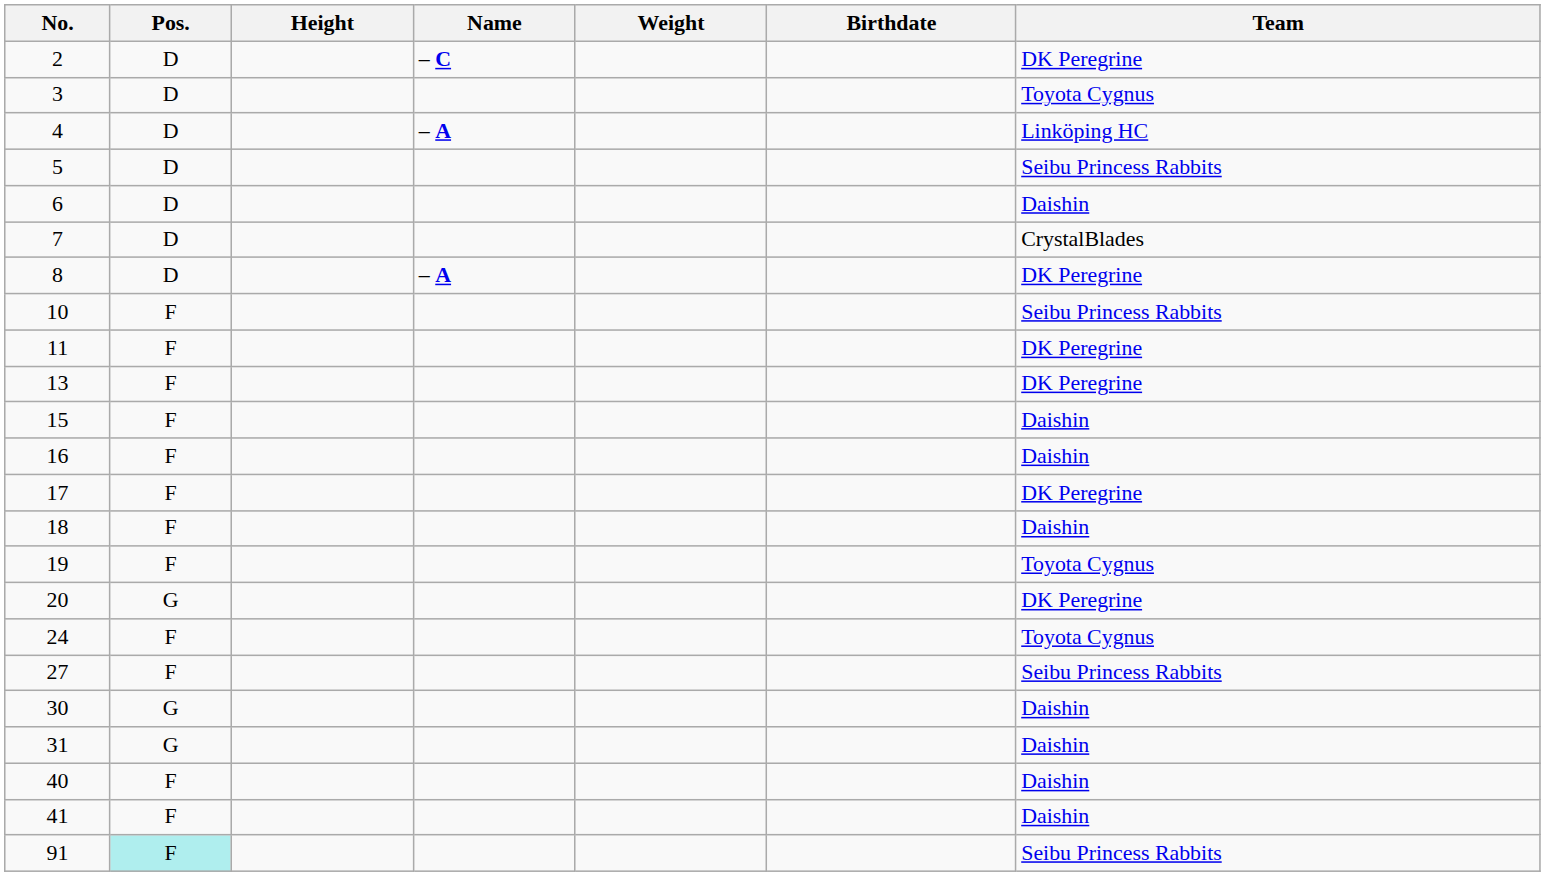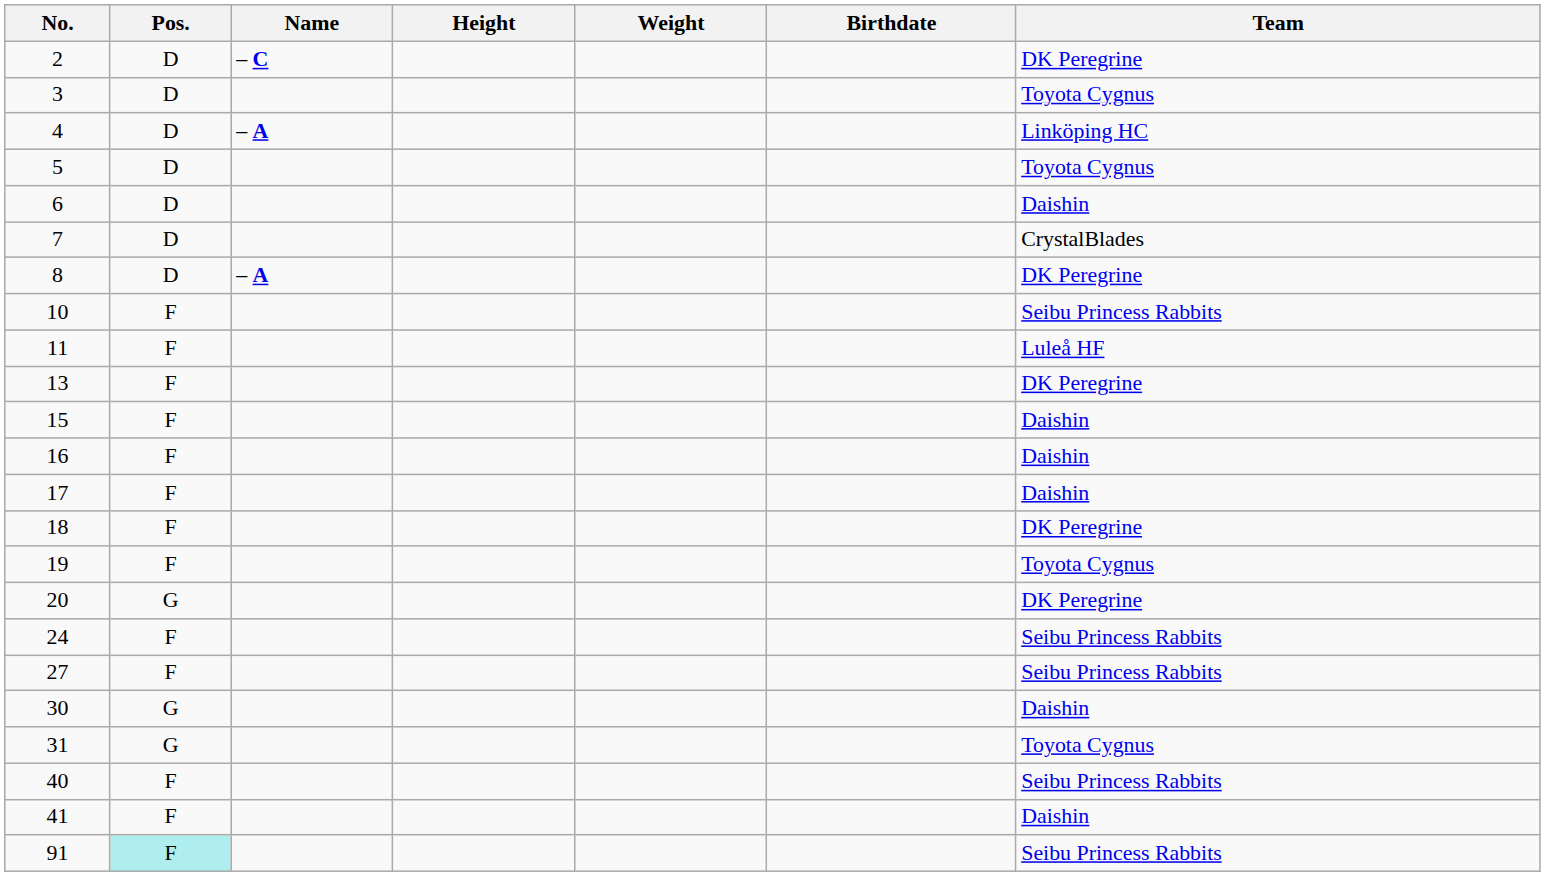columns swapped: (494, 22) <-> (322, 22)
(1121, 167) Seibu Princess Rabbits -> (1088, 167) Toyota Cygnus
(1082, 347) DK Peregrine -> (1063, 347) Luleå HF
(1082, 492) DK Peregrine -> (1055, 492) Daishin
(1055, 528) Daishin -> (1082, 528) DK Peregrine
(1088, 636) Toyota Cygnus -> (1121, 636) Seibu Princess Rabbits
(1055, 744) Daishin -> (1088, 744) Toyota Cygnus
(1055, 781) Daishin -> (1121, 781) Seibu Princess Rabbits
